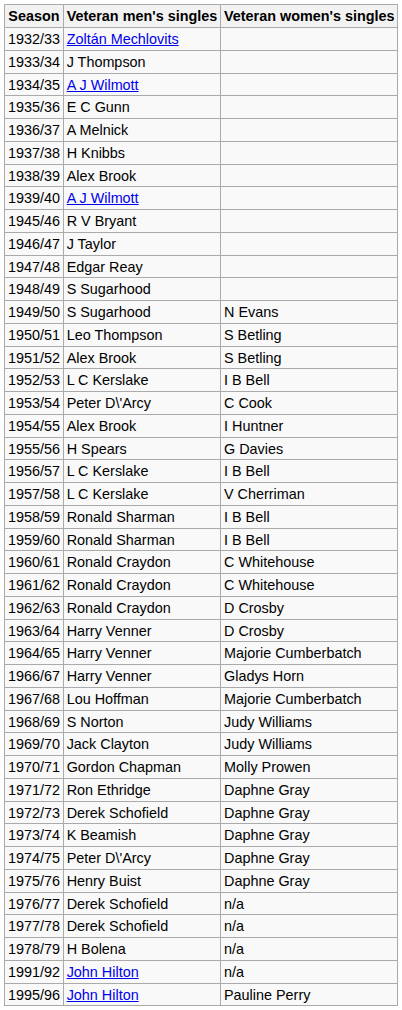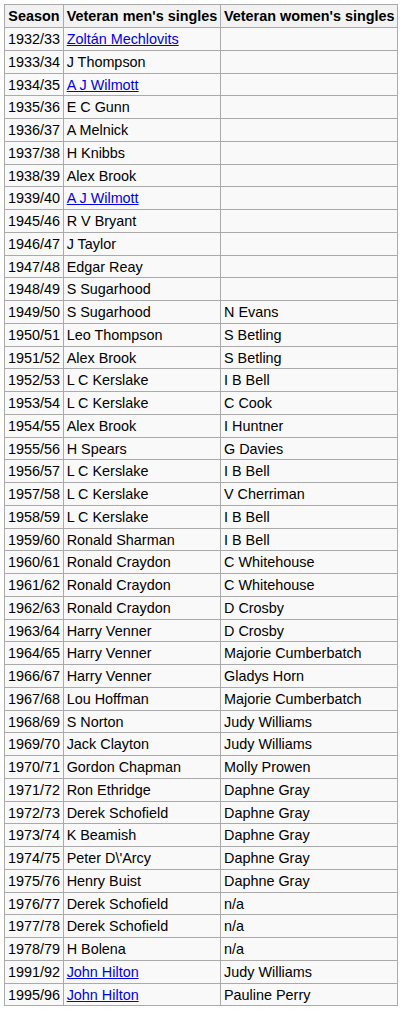(109, 403) Peter D\'Arcy -> (108, 403) L C Kerslake
(121, 517) Ronald Sharman -> (108, 517) L C Kerslake
(234, 972) n/a -> (268, 972) Judy Williams
